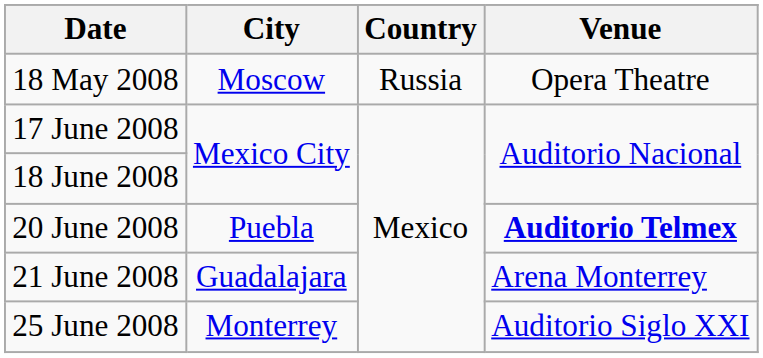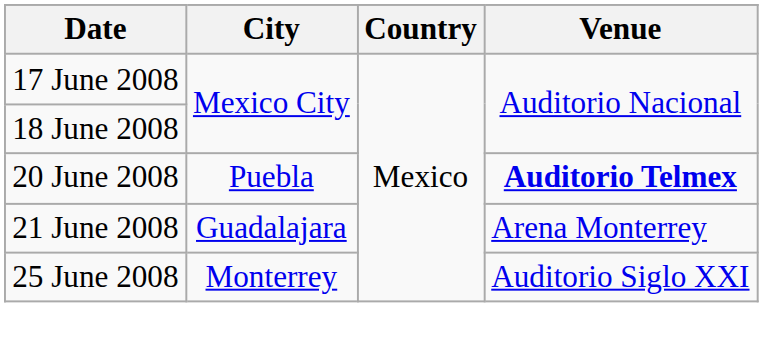- row: (95, 78)
